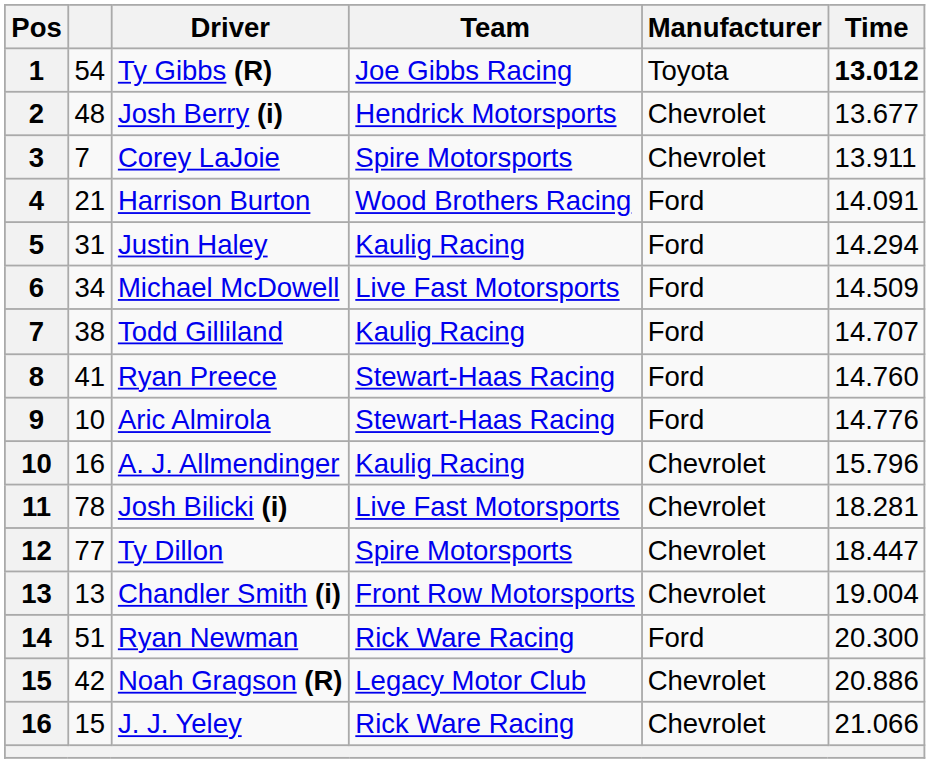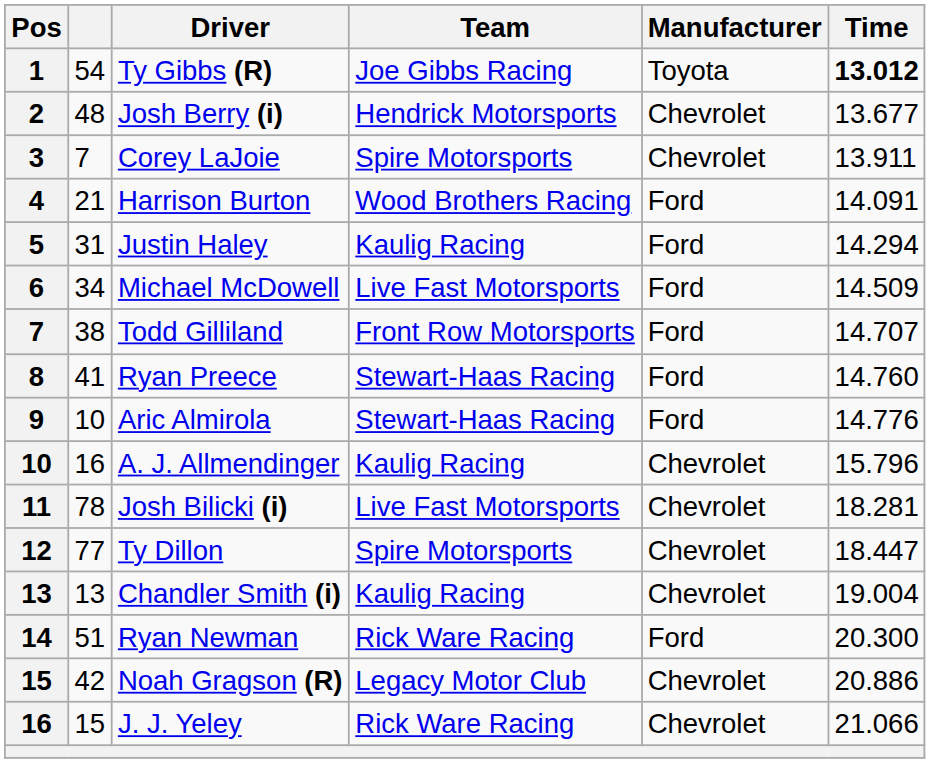(440, 332) Kaulig Racing -> (495, 332) Front Row Motorsports
(495, 593) Front Row Motorsports -> (440, 593) Kaulig Racing
